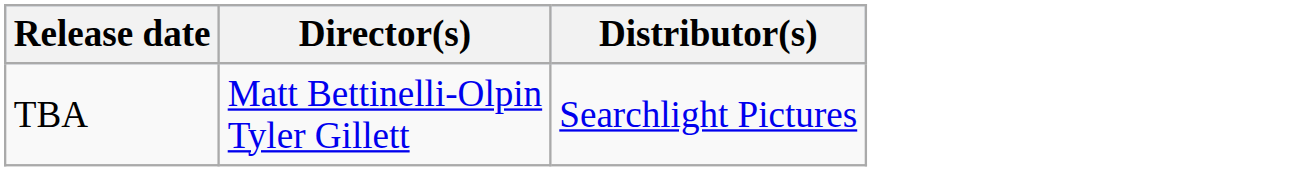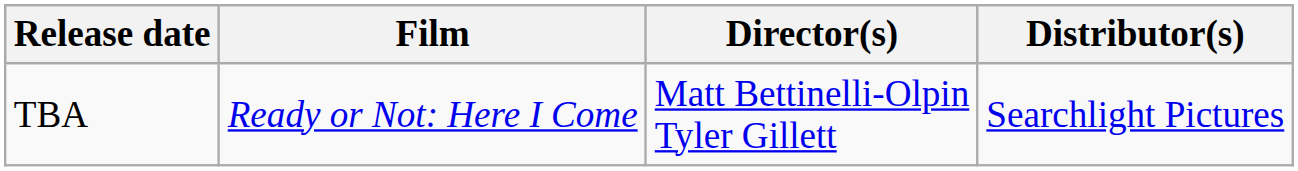+ column: (433, 33)
